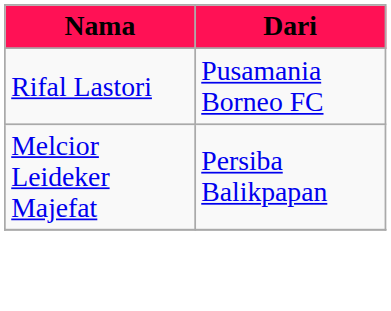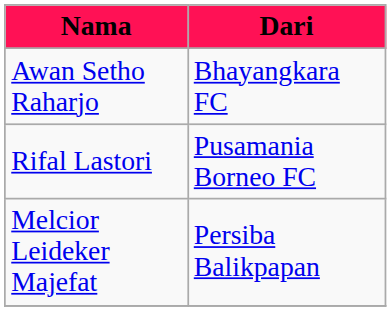+ row: (78, 85)
